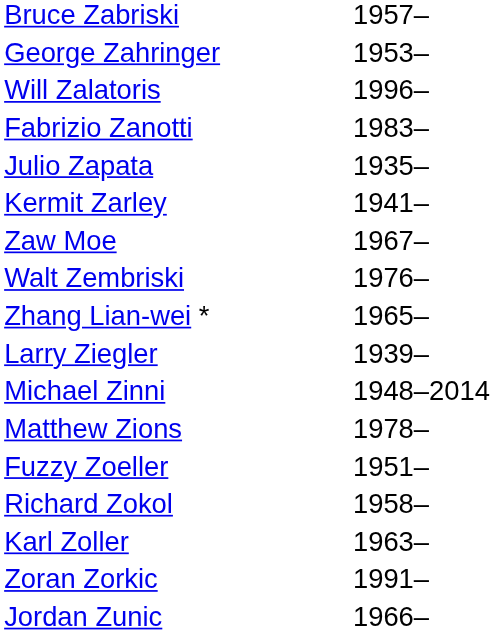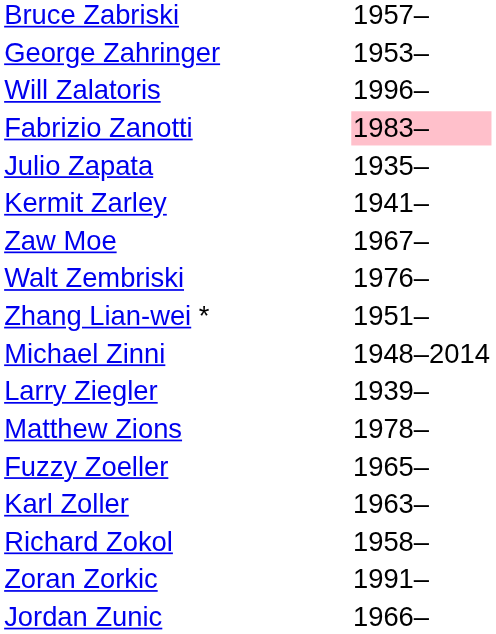(391, 128) no background -> (391, 128) pink background
(391, 316) 1965– -> (391, 316) 1951–
rows swapped: (81, 353) <-> (85, 391)
(391, 466) 1951– -> (391, 466) 1965–
rows swapped: (89, 504) <-> (66, 541)
